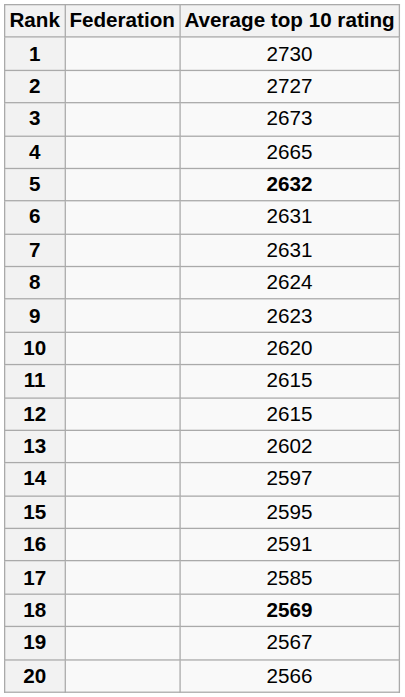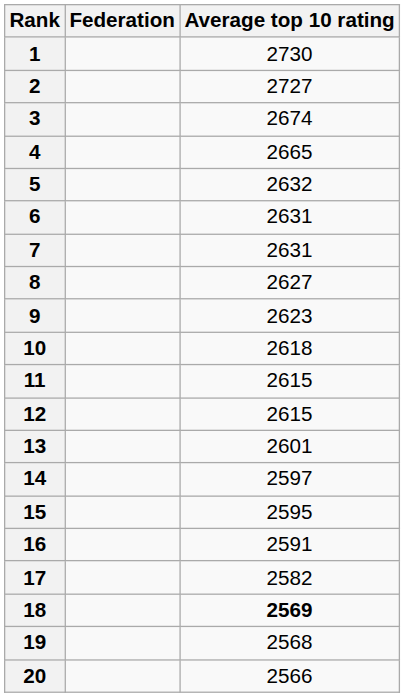(290, 119) 2673 -> (290, 119) 2674
(290, 184) bold -> (290, 184) normal
(290, 282) 2624 -> (290, 282) 2627
(290, 348) 2620 -> (290, 348) 2618
(290, 446) 2602 -> (290, 446) 2601
(290, 577) 2585 -> (290, 577) 2582
(290, 642) 2567 -> (290, 642) 2568
